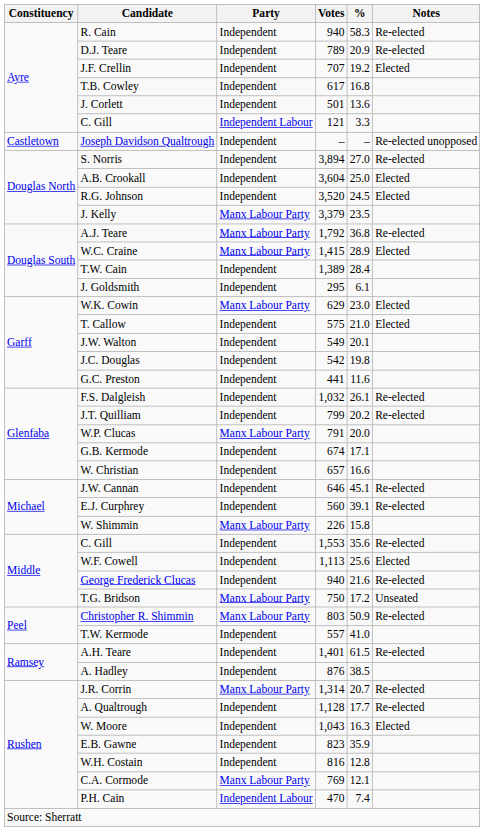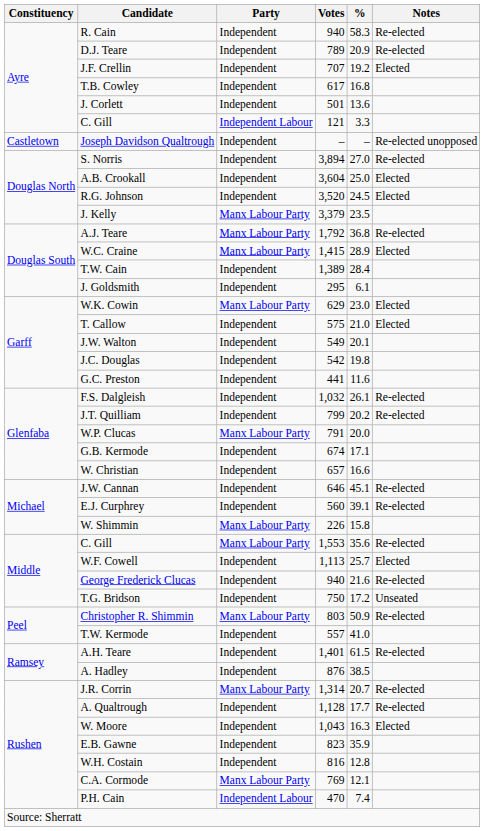(248, 543) Independent -> (265, 543) Manx Labour Party
(360, 561) 25.6 -> (360, 561) 25.7
(265, 598) Manx Labour Party -> (248, 598) Independent
